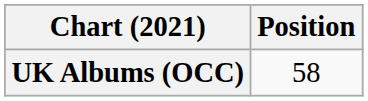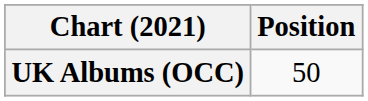(306, 72) 58 -> (306, 72) 50
